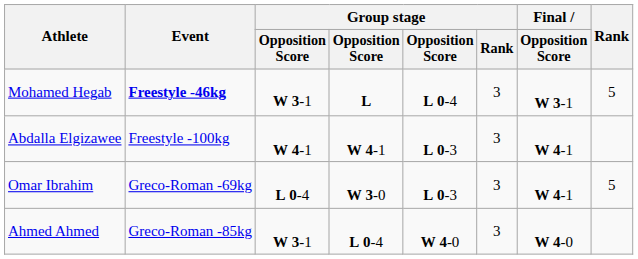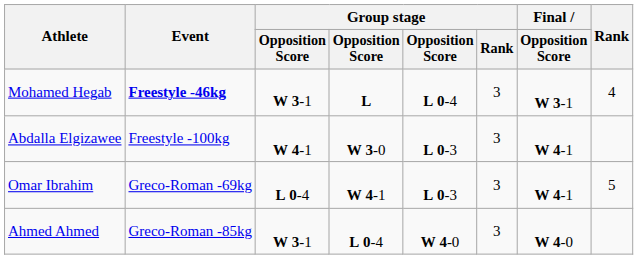(612, 92) 5 -> (612, 92) 4
(366, 149) W 4-1 -> (366, 149) W 3-0
(366, 196) W 3-0 -> (366, 196) W 4-1
